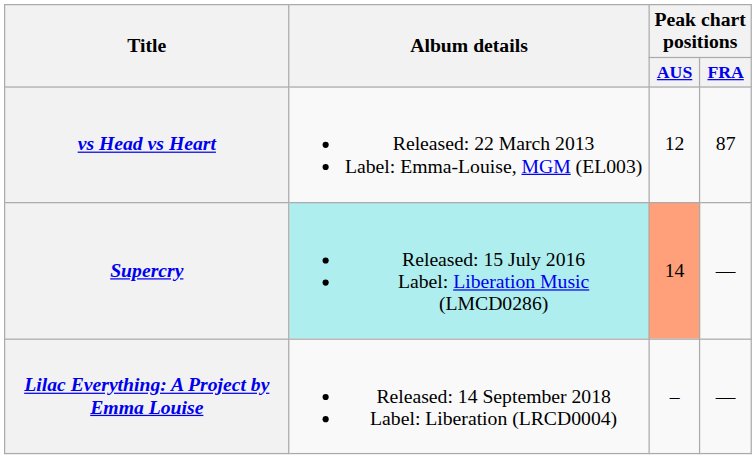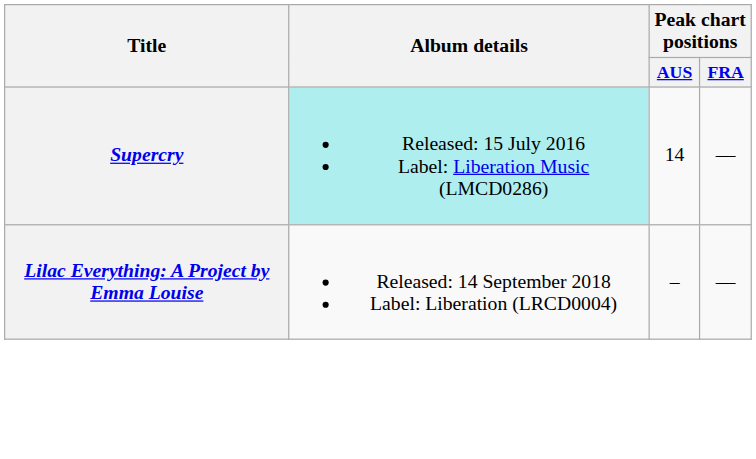- row: (147, 144)
(675, 270) lightsalmon background -> (675, 155) no background
